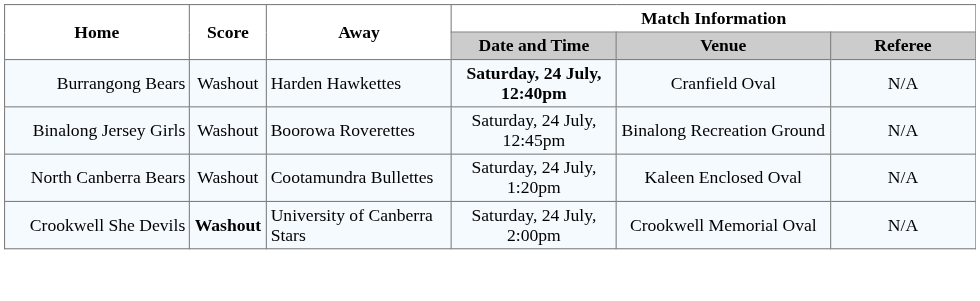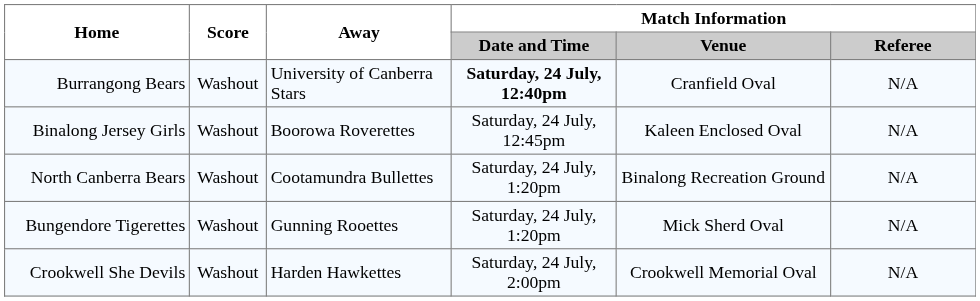(336, 83) Harden Hawkettes -> (352, 83) University of Canberra Stars
(723, 130) Binalong Recreation Ground -> (723, 130) Kaleen Enclosed Oval
(723, 177) Kaleen Enclosed Oval -> (723, 177) Binalong Recreation Ground
+ row: (105, 225)
(228, 225) bold -> (228, 272) normal
(352, 225) University of Canberra Stars -> (336, 272) Harden Hawkettes
